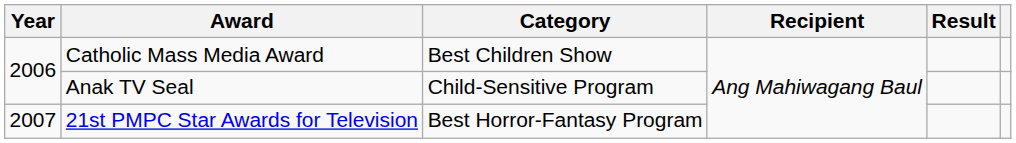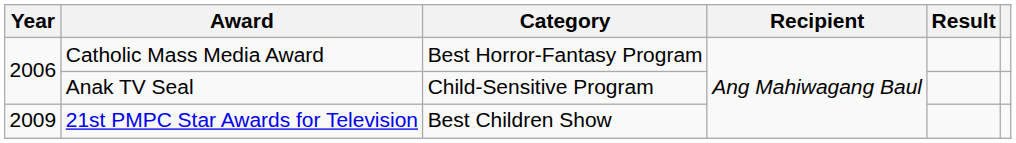(520, 54) Best Children Show -> (565, 54) Best Horror-Fantasy Program
(33, 120) 2007 -> (33, 120) 2009
(565, 120) Best Horror-Fantasy Program -> (520, 120) Best Children Show
